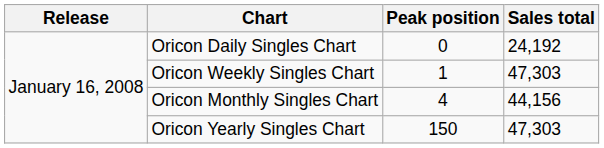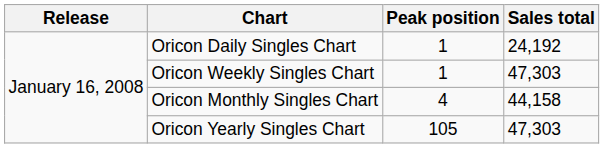(443, 45) 0 -> (443, 45) 1
(534, 101) 44,156 -> (534, 101) 44,158
(443, 128) 150 -> (443, 128) 105
